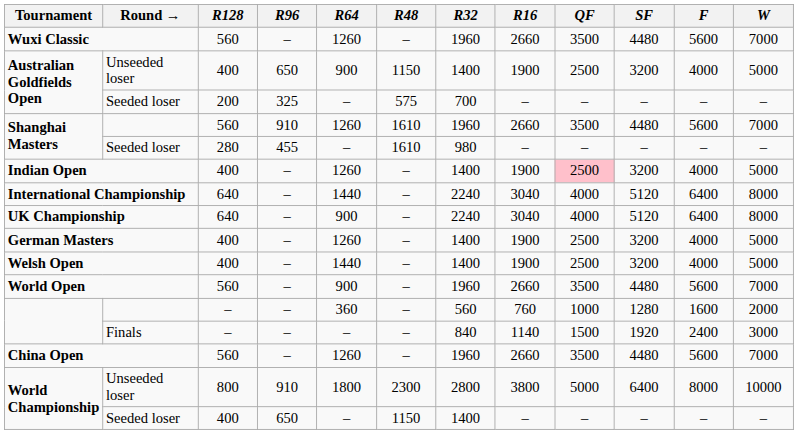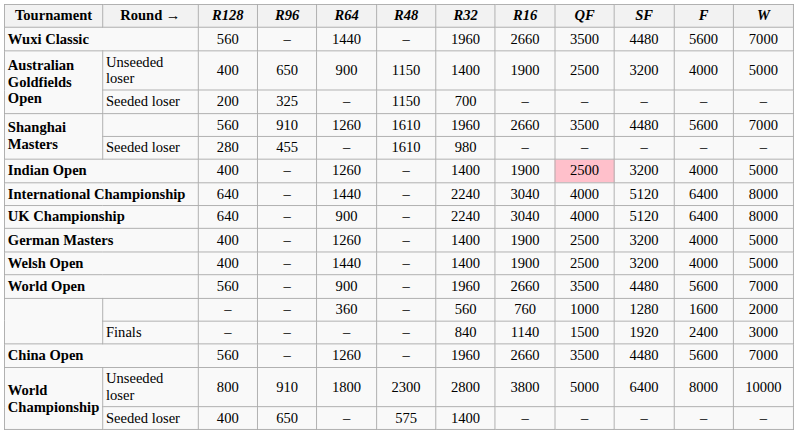(347, 39) 1260 -> (347, 39) 1440
(406, 101) 575 -> (406, 101) 1150
(406, 418) 1150 -> (406, 418) 575
